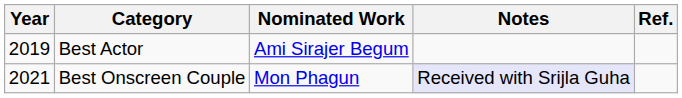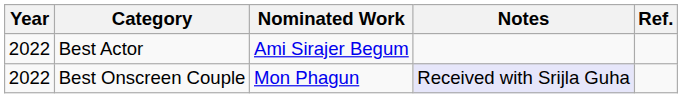(30, 48) 2019 -> (30, 48) 2022
(30, 78) 2021 -> (30, 78) 2022
